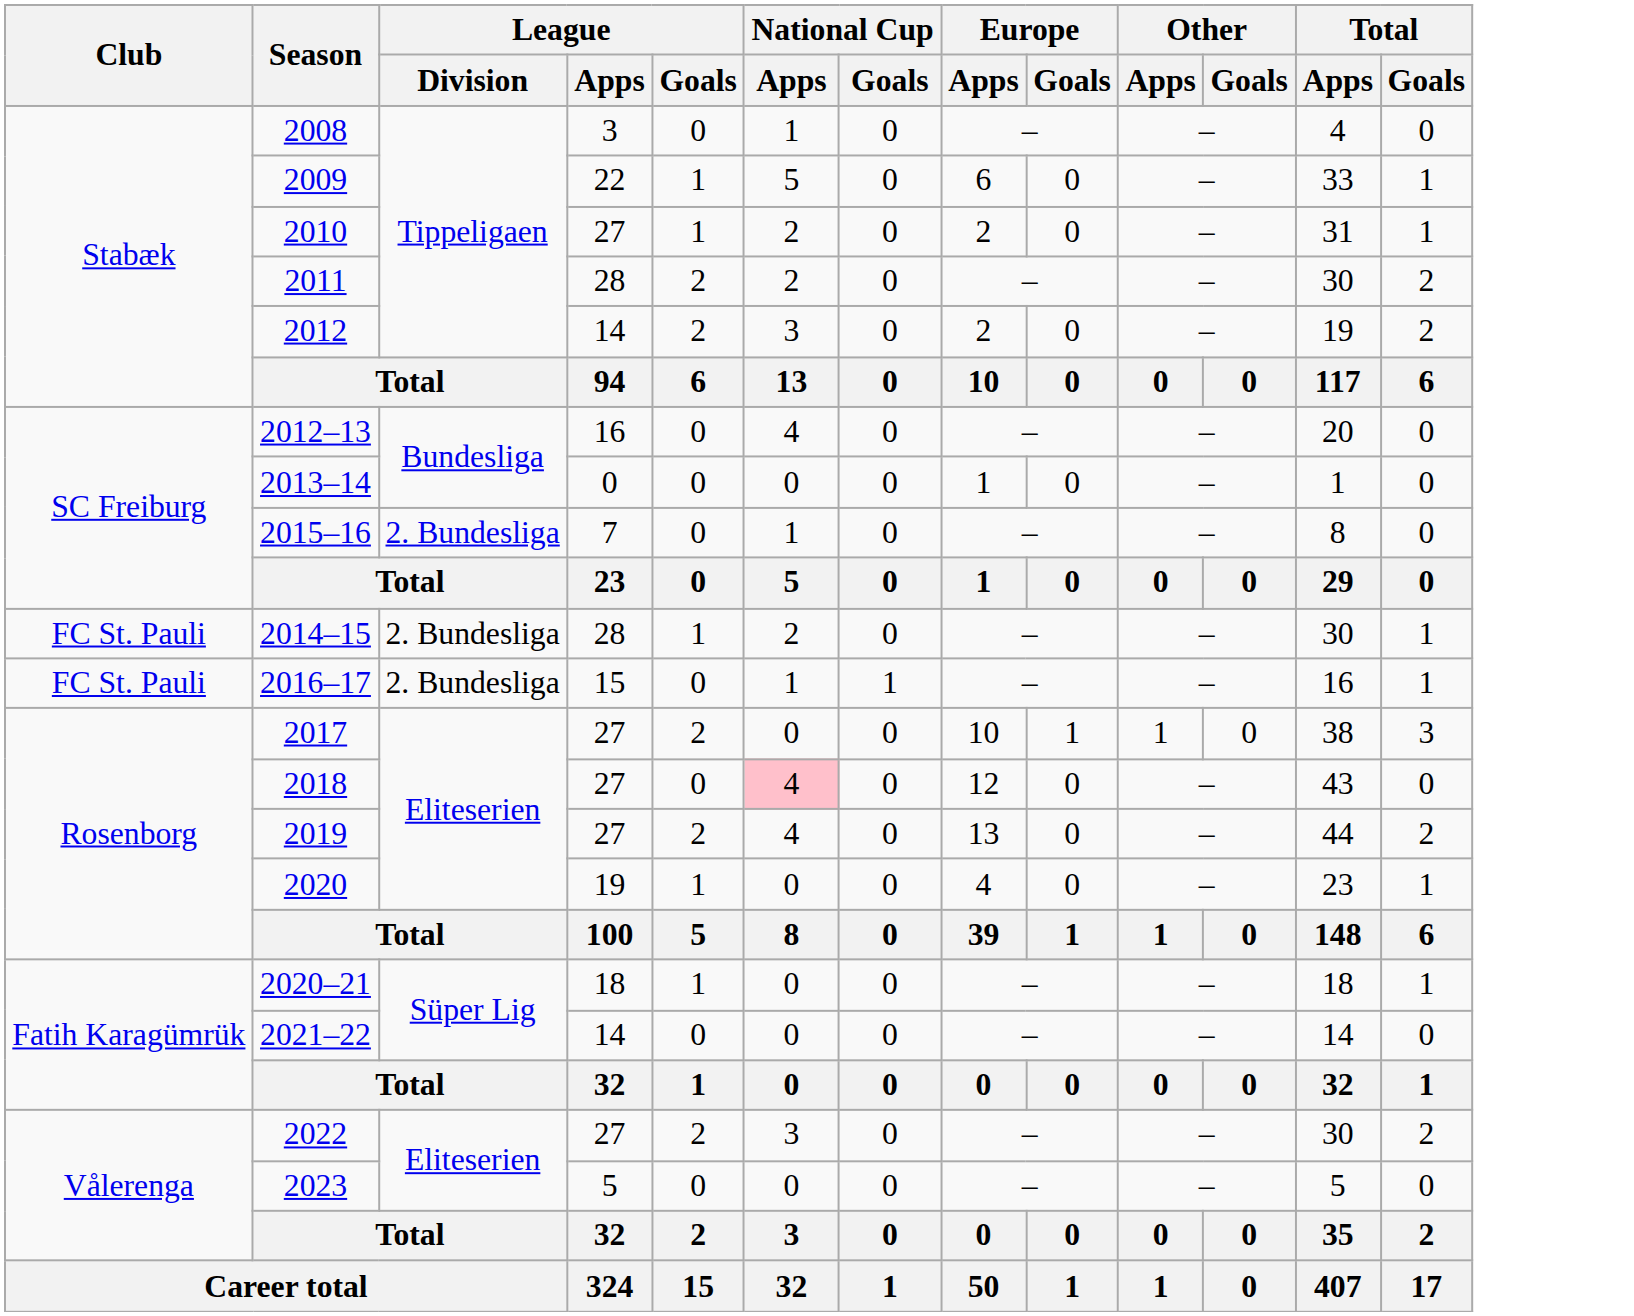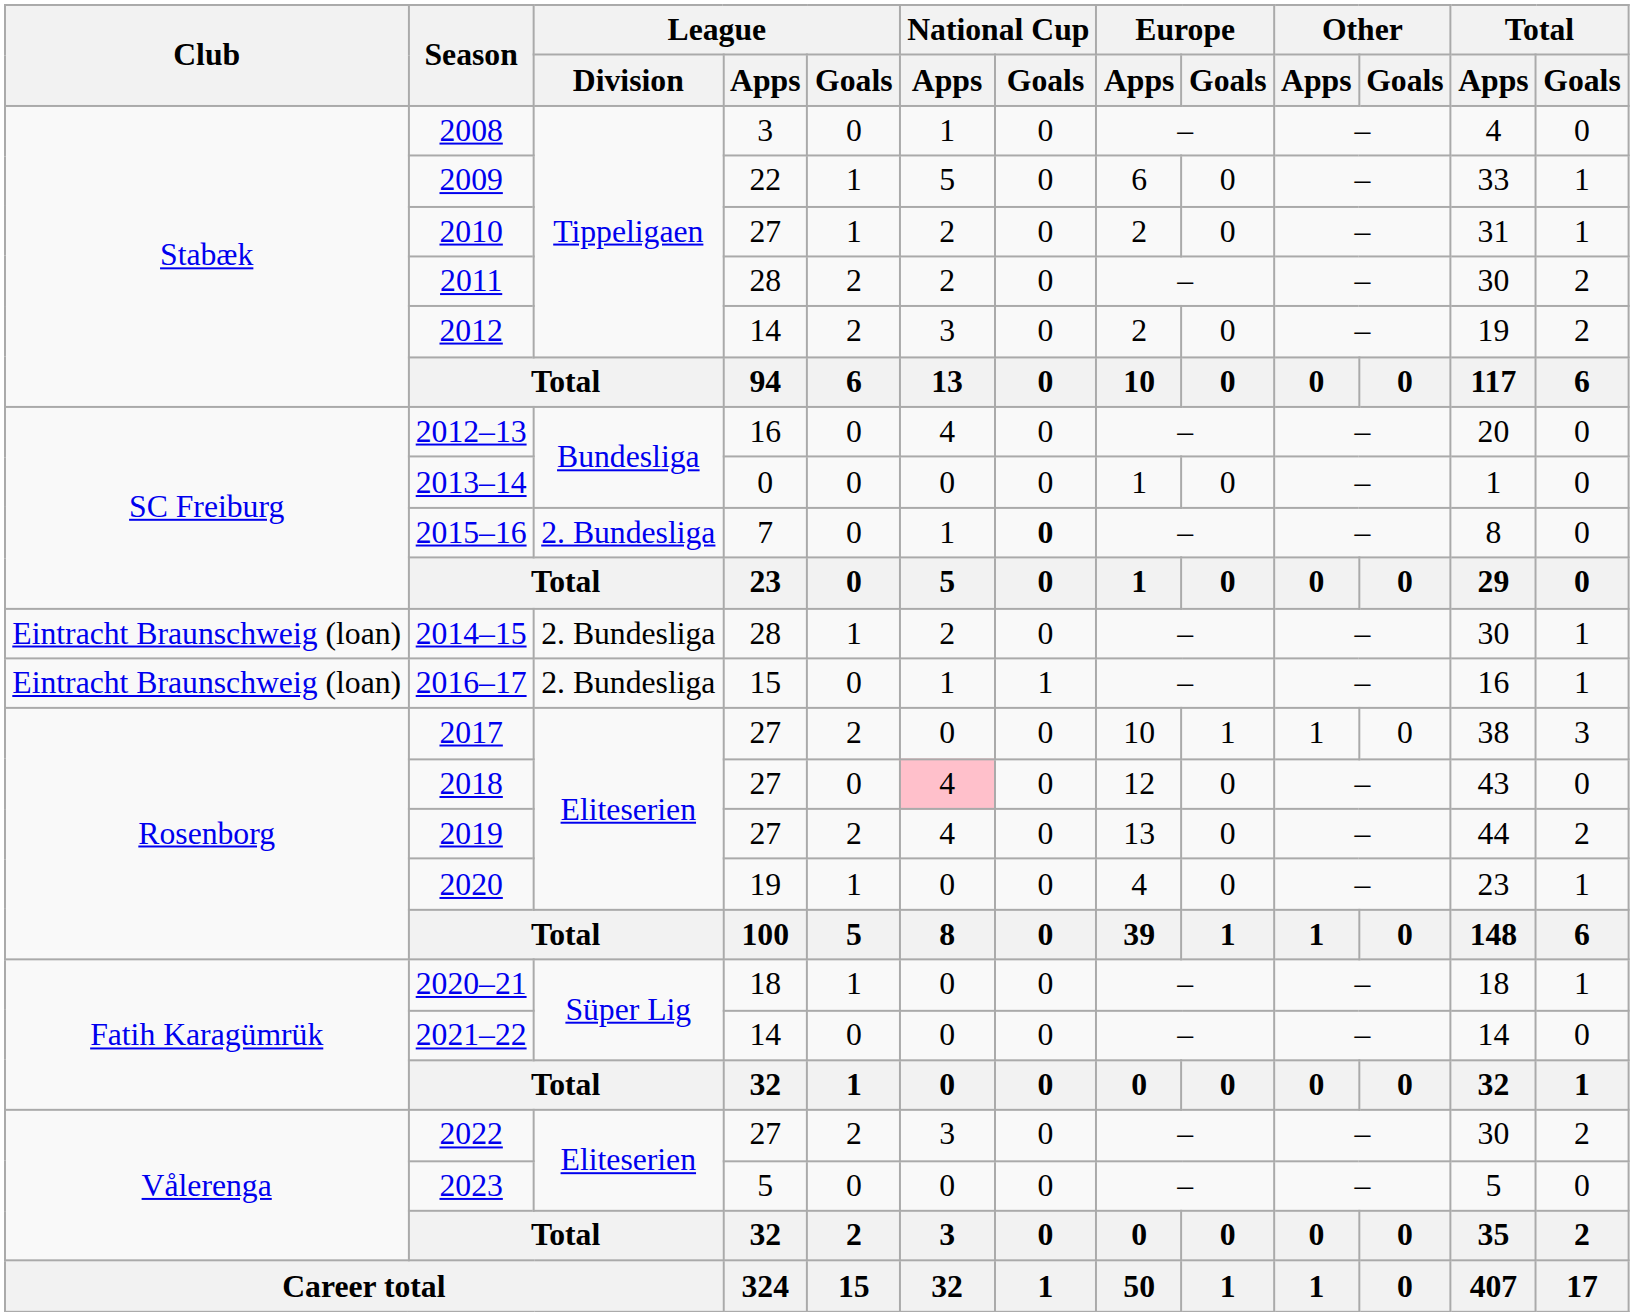(890, 532) normal -> (1046, 532) bold
(129, 632) FC St. Pauli -> (207, 632) Eintracht Braunschweig (loan)
(129, 682) FC St. Pauli -> (207, 682) Eintracht Braunschweig (loan)
